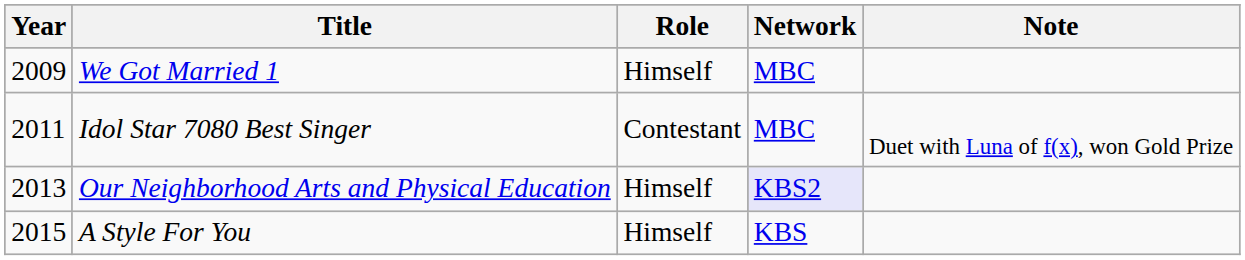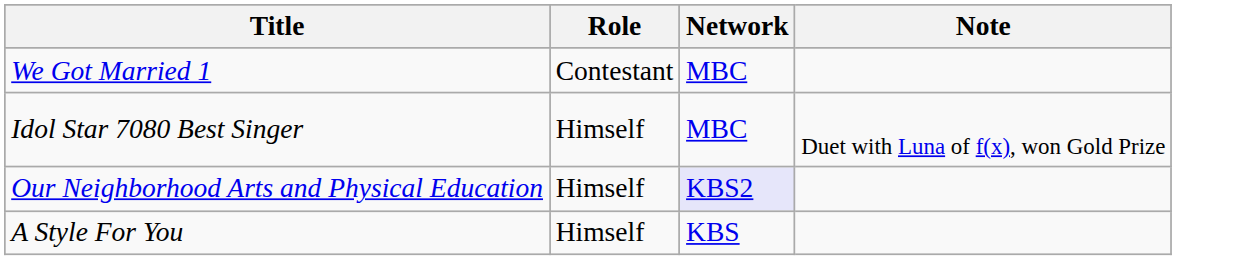- column: (39, 26)
(668, 69) Himself -> (615, 69) Contestant
(682, 129) Contestant -> (600, 129) Himself
